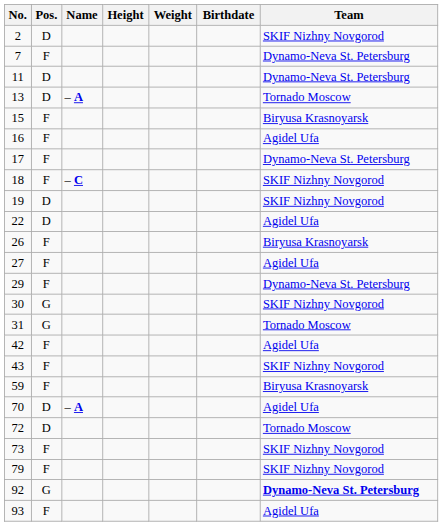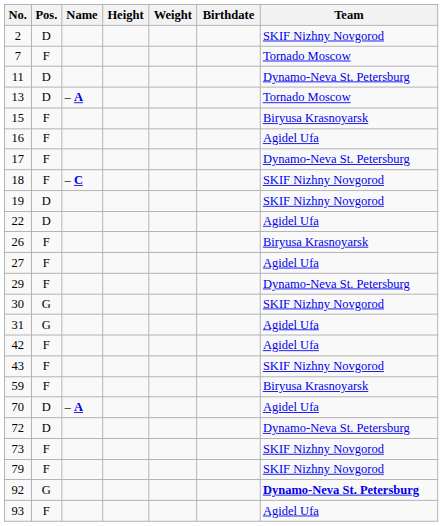(336, 56) Dynamo-Neva St. Petersburg -> (307, 56) Tornado Moscow
(307, 325) Tornado Moscow -> (291, 325) Agidel Ufa
(307, 428) Tornado Moscow -> (336, 428) Dynamo-Neva St. Petersburg
